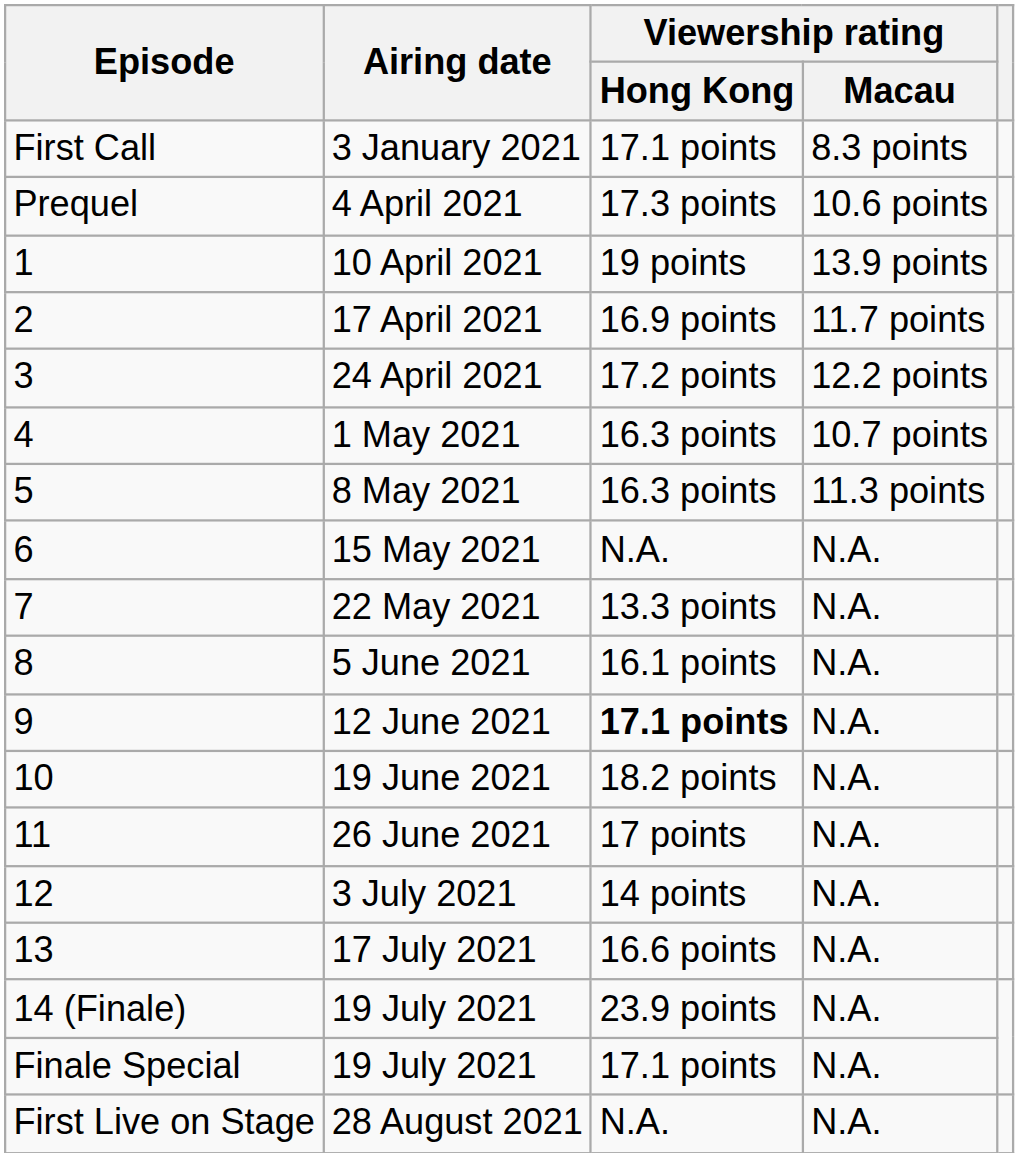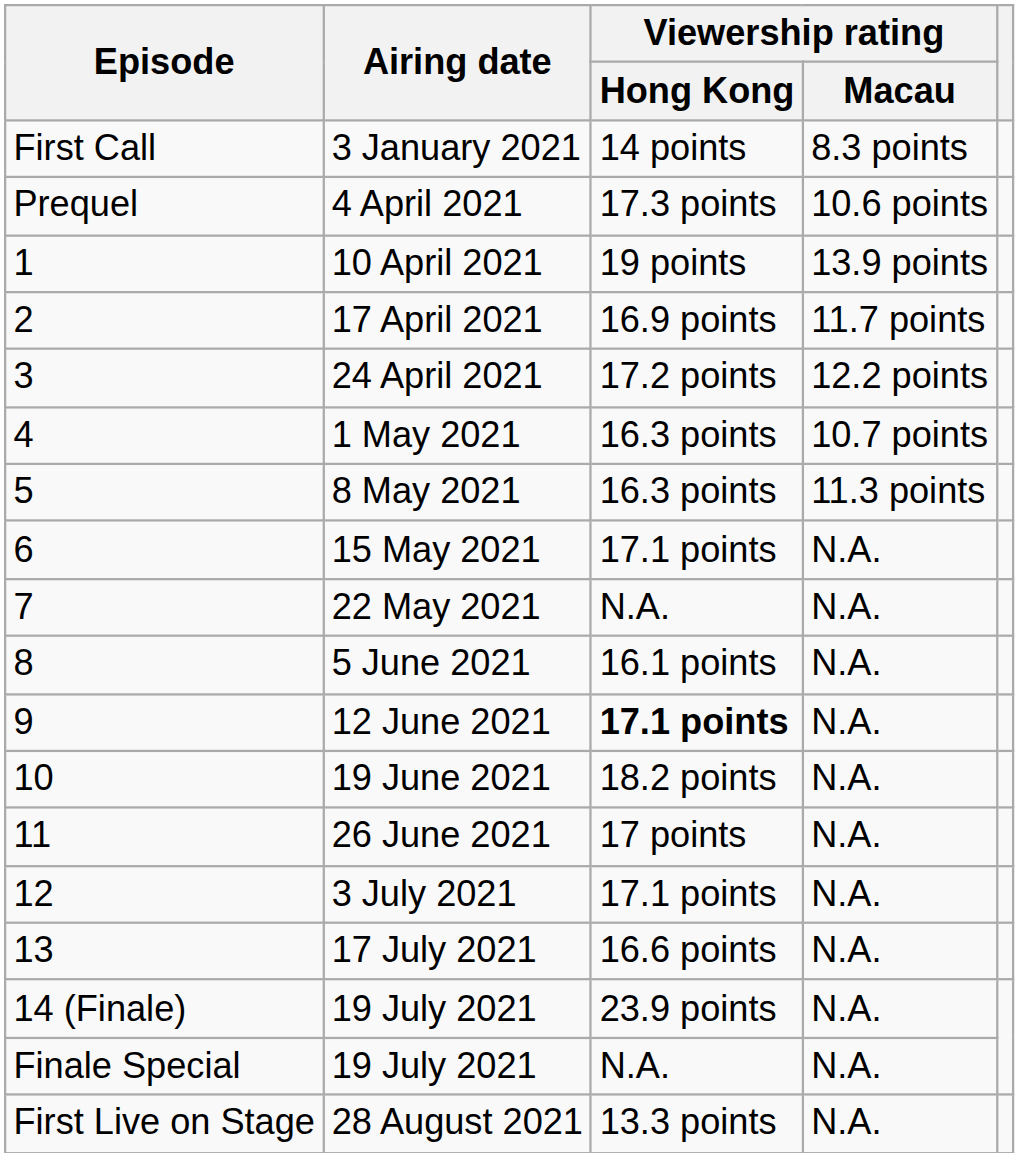(688, 147) 17.1 points -> (673, 147) 14 points
(635, 549) N.A. -> (688, 549) 17.1 points
(688, 606) 13.3 points -> (635, 606) N.A.
(673, 893) 14 points -> (688, 893) 17.1 points
(688, 1065) 17.1 points -> (635, 1065) N.A.
(635, 1122) N.A. -> (688, 1122) 13.3 points
